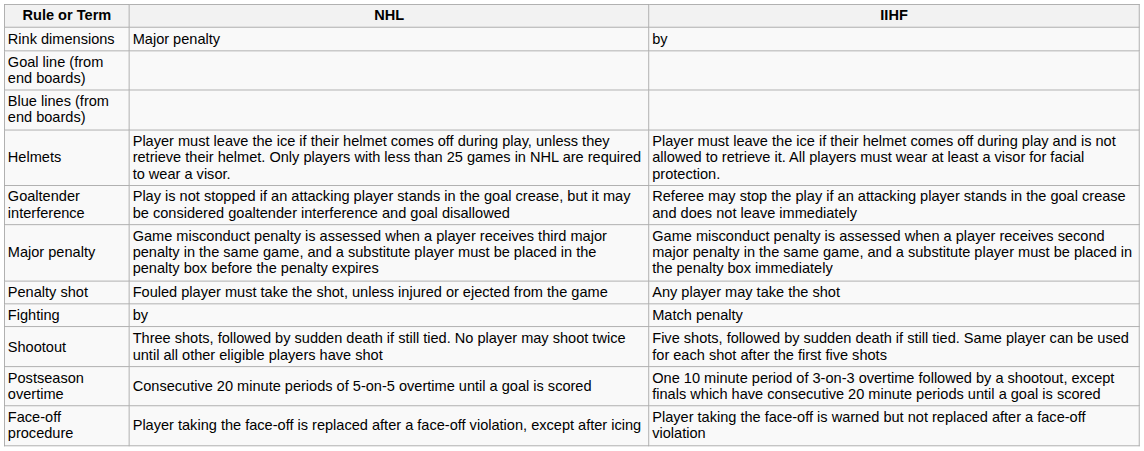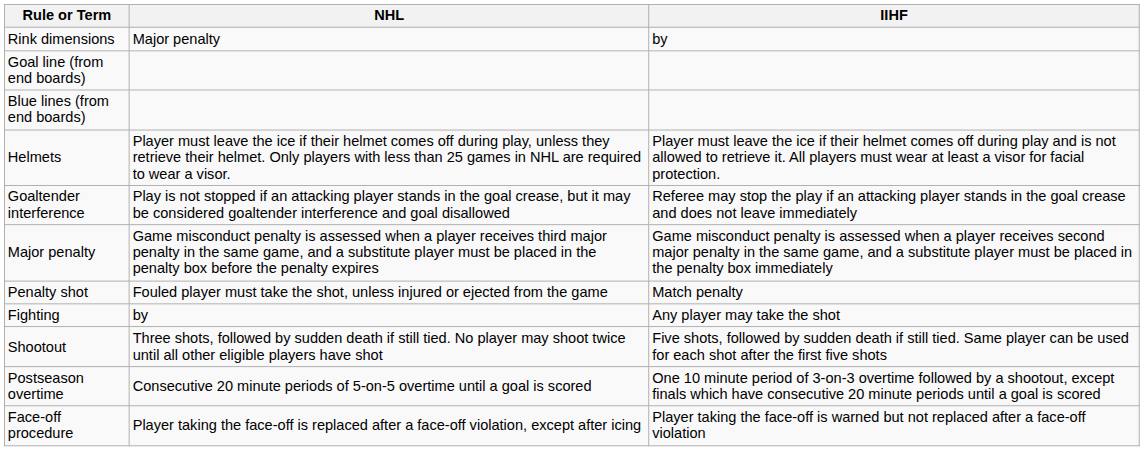(746, 292) Any player may take the shot -> (698, 292) Match penalty
(698, 315) Match penalty -> (746, 315) Any player may take the shot
